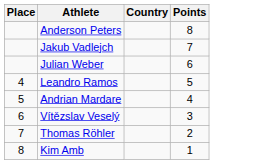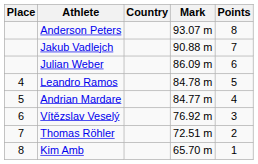+ column: (193, 13)
